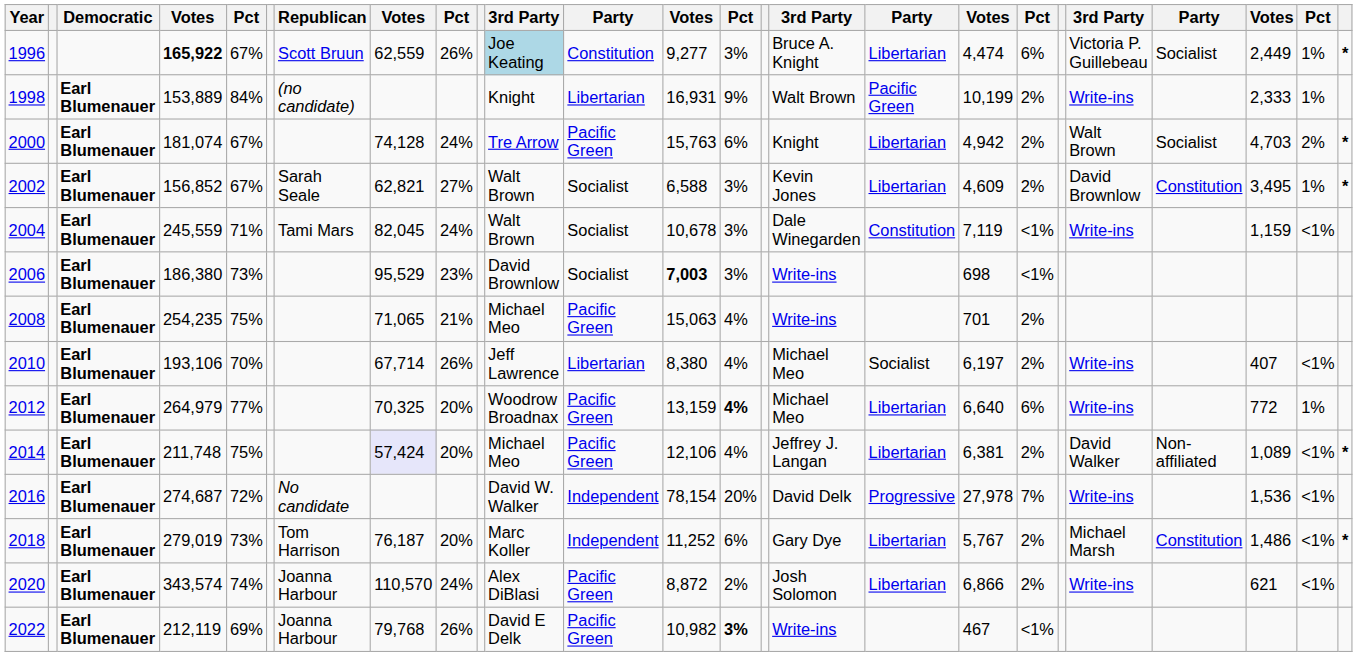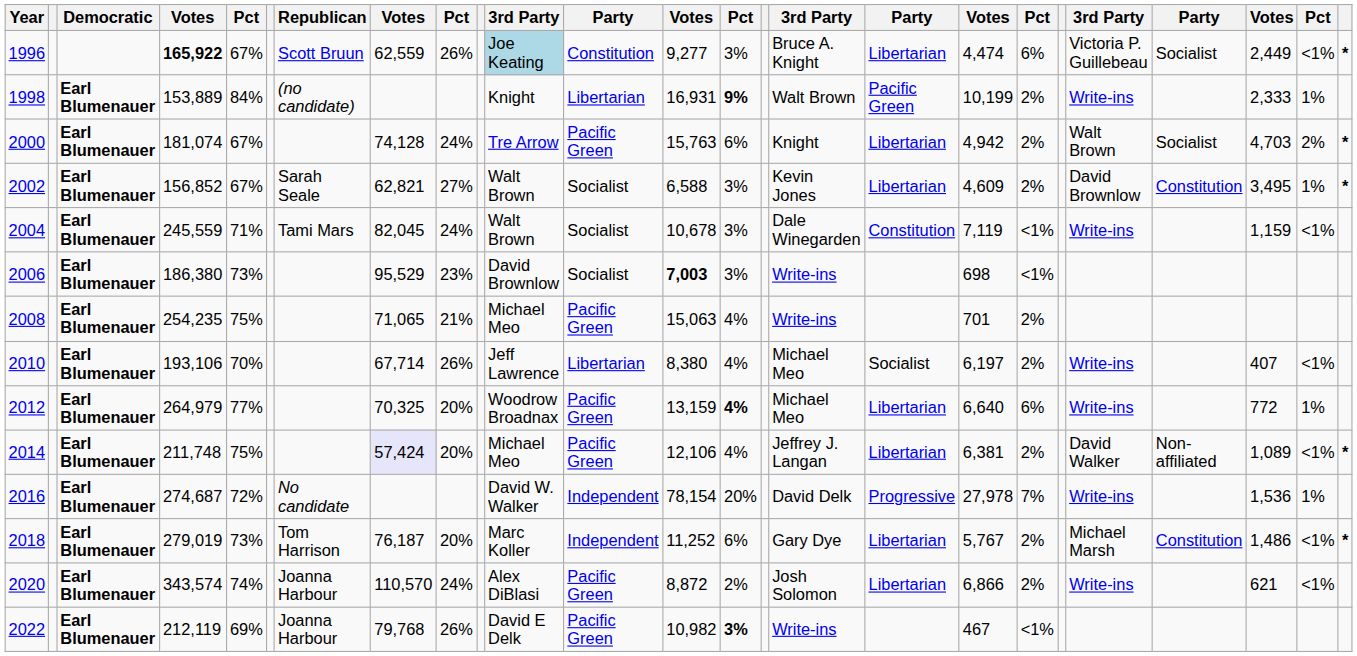(1313, 53) 1% -> (1318, 53) <1%
(736, 97) normal -> (736, 97) bold
(1318, 496) <1% -> (1313, 496) 1%
